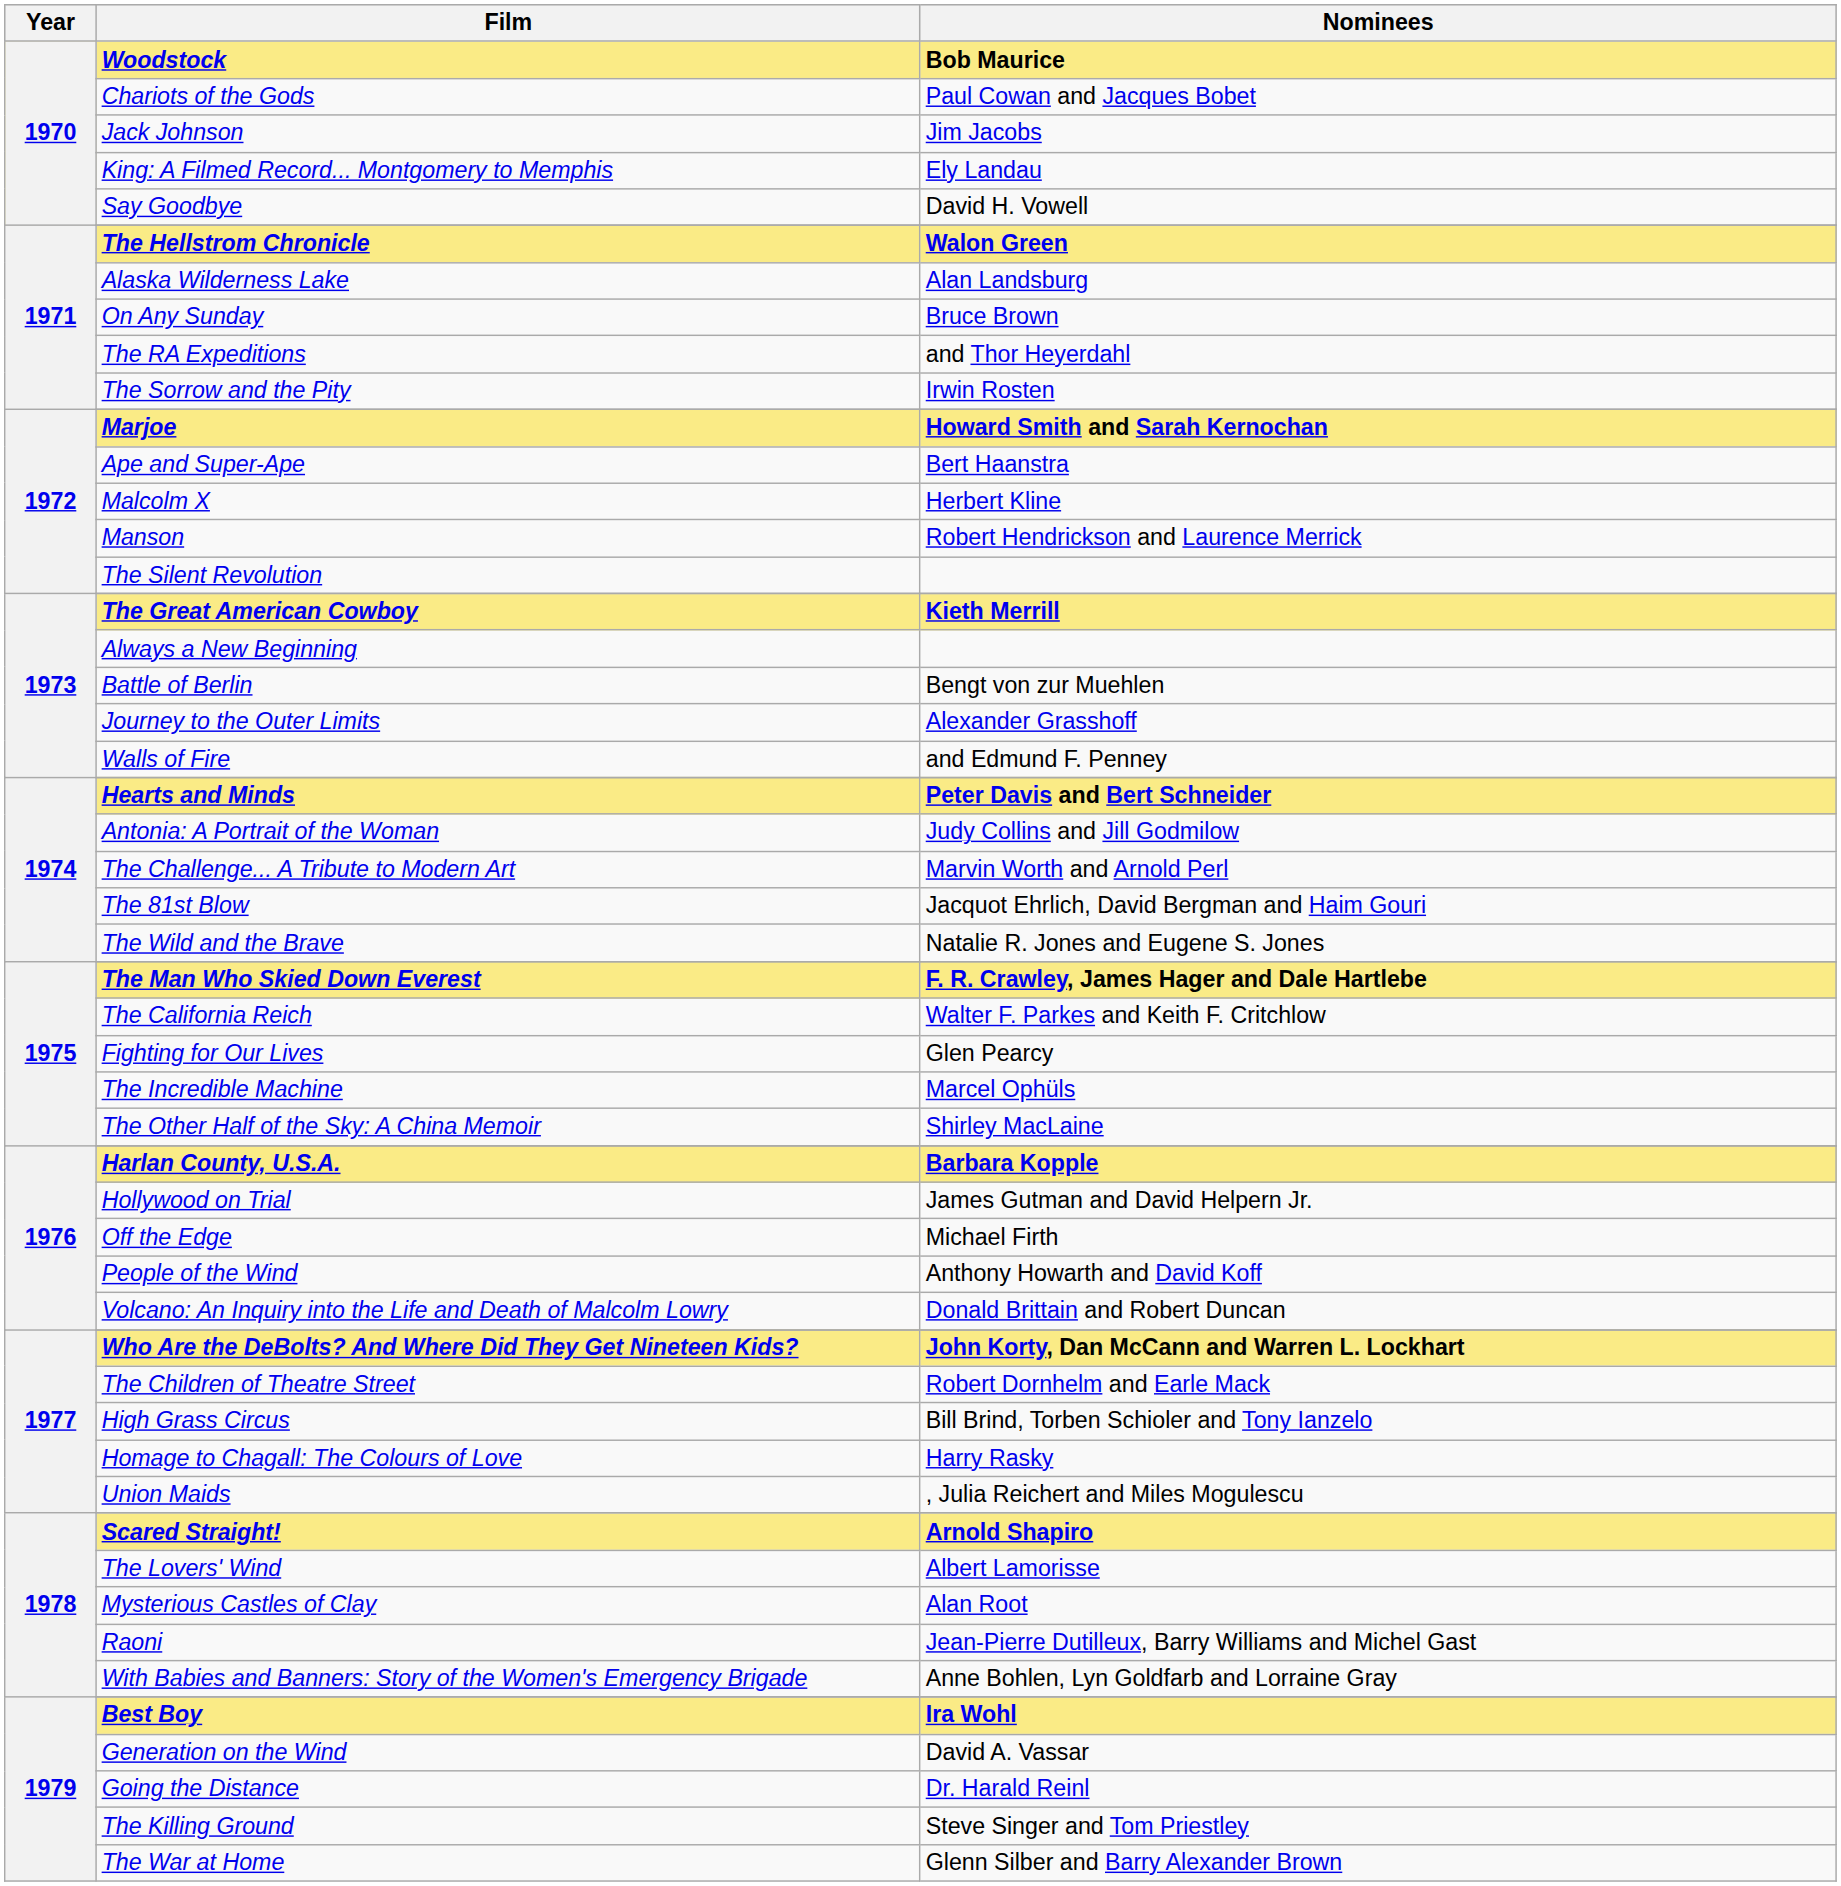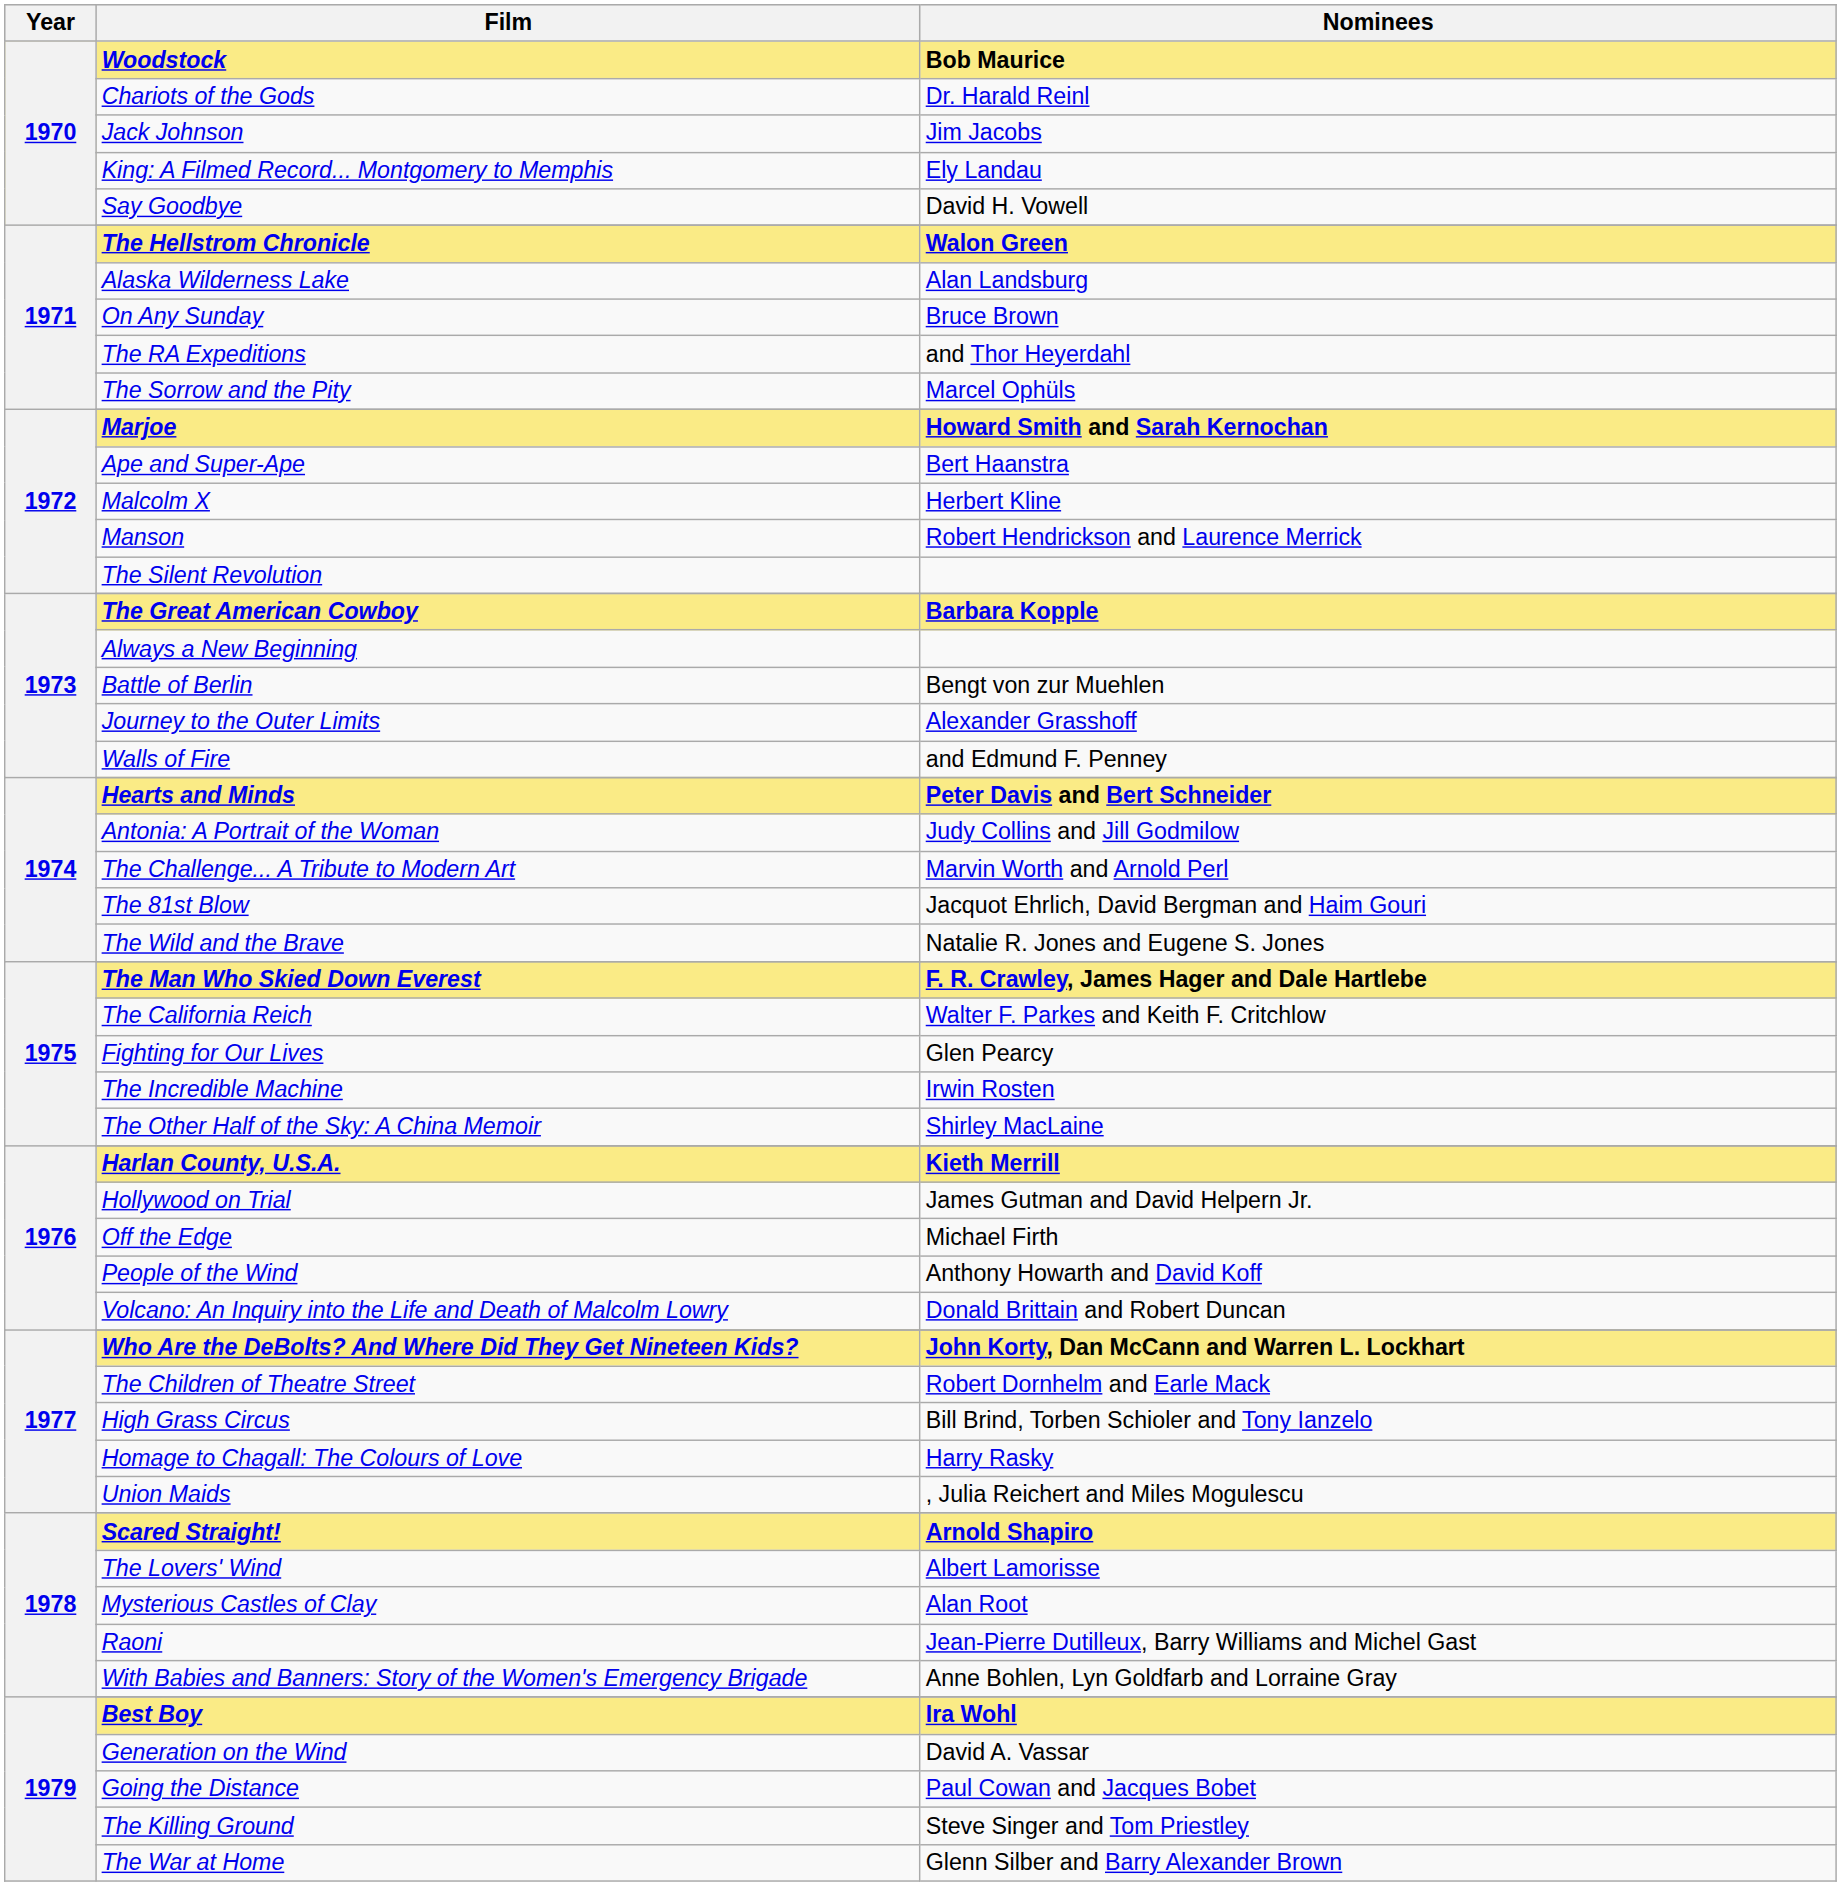(1091, 96) Paul Cowan and Jacques Bobet -> (1008, 96) Dr. Harald Reinl
(990, 390) Irwin Rosten -> (1001, 390) Marcel Ophüls
(993, 611) Kieth Merrill -> (1012, 611) Barbara Kopple
(1001, 1089) Marcel Ophüls -> (990, 1089) Irwin Rosten
(1012, 1163) Barbara Kopple -> (993, 1163) Kieth Merrill
(1008, 1788) Dr. Harald Reinl -> (1091, 1788) Paul Cowan and Jacques Bobet
